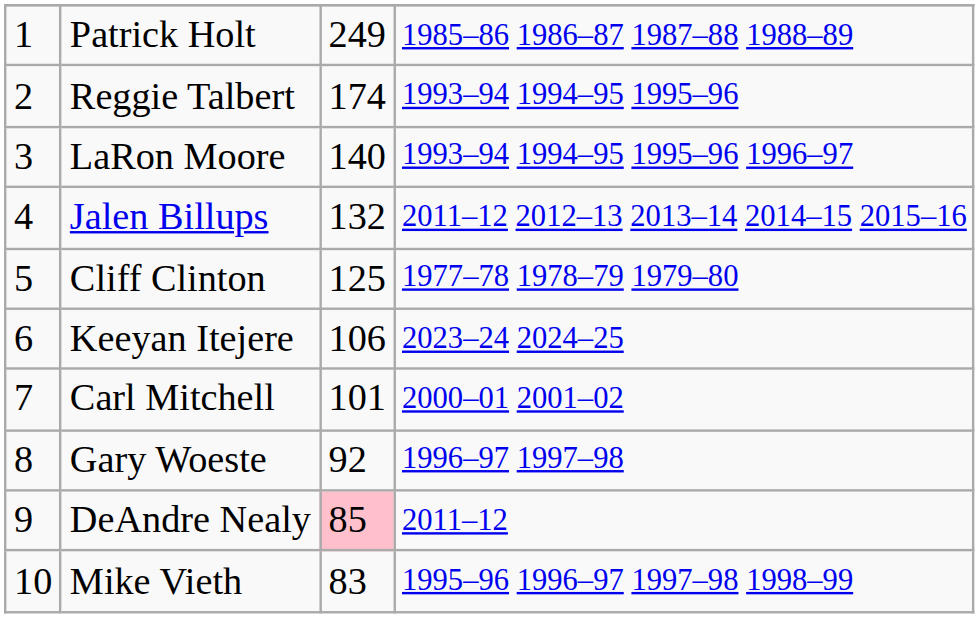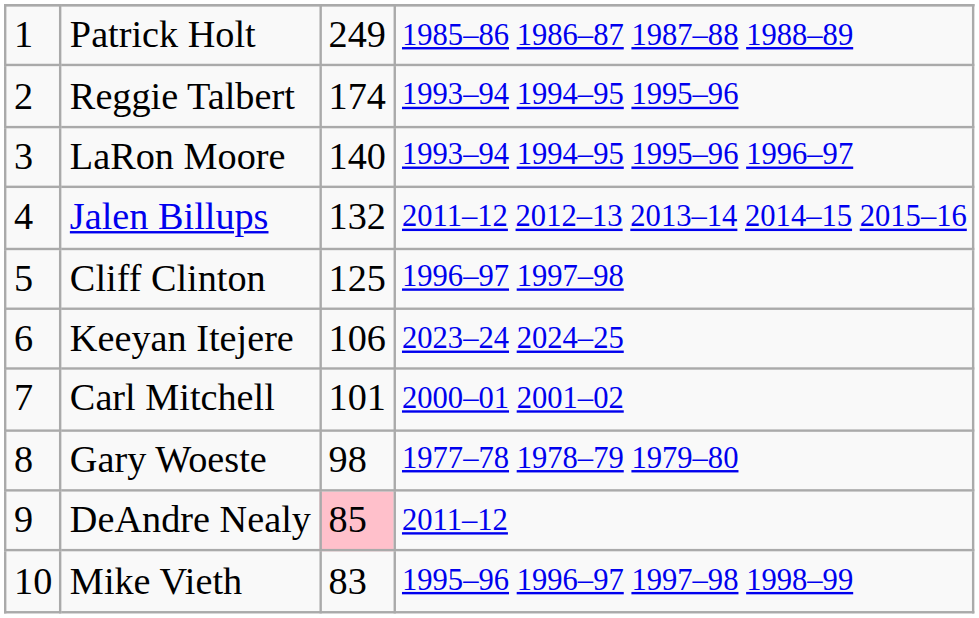(570, 277) 1977–78 1978–79 1979–80 -> (513, 277) 1996–97 1997–98
(348, 459) 92 -> (348, 459) 98
(513, 459) 1996–97 1997–98 -> (570, 459) 1977–78 1978–79 1979–80
